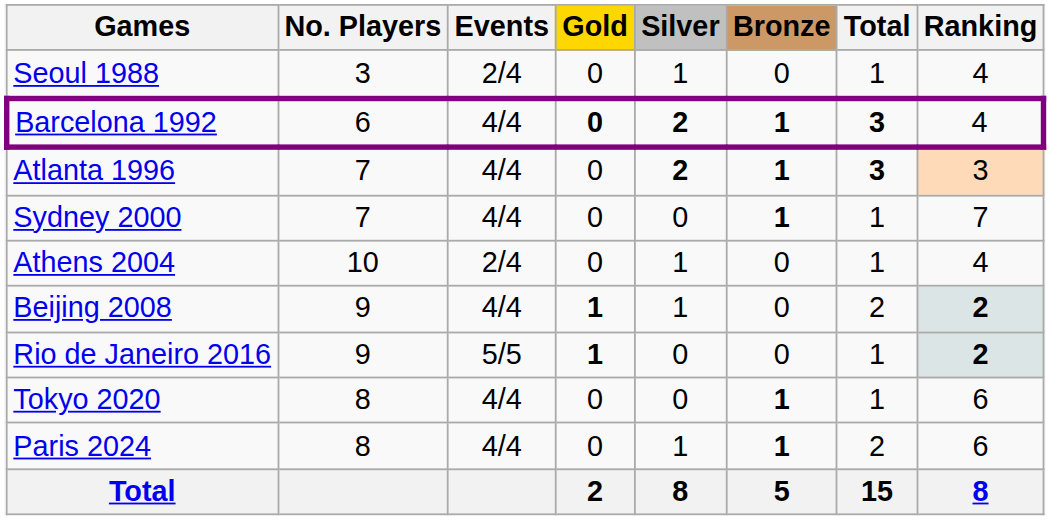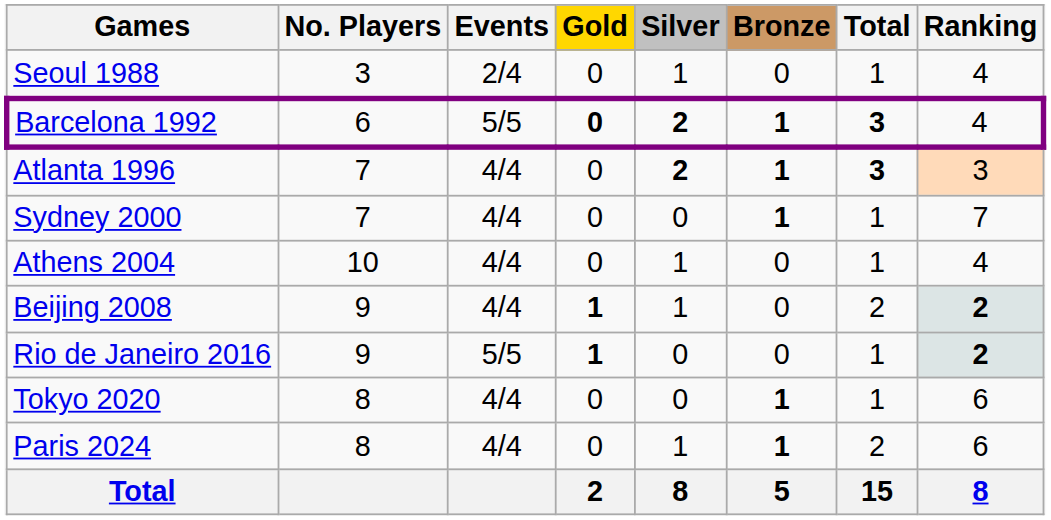(502, 122) 4/4 -> (502, 122) 5/5
(502, 262) 2/4 -> (502, 262) 4/4
